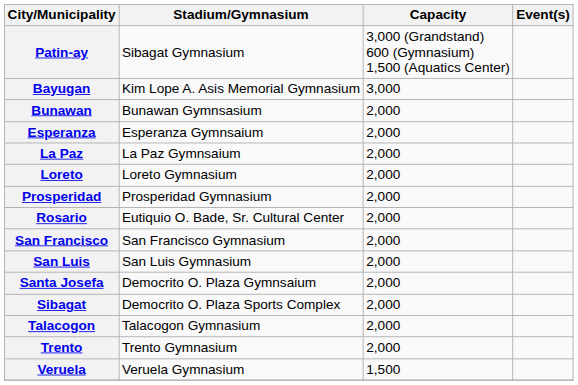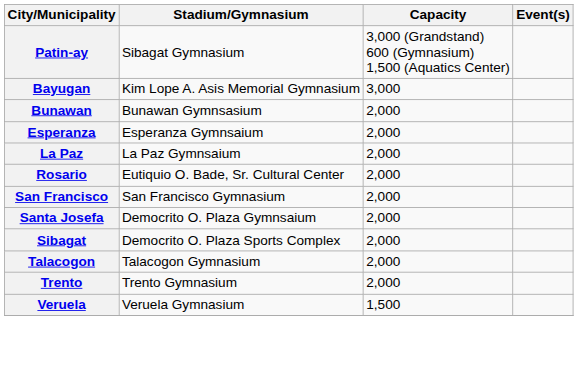- row: (62, 175)
- row: (62, 196)
- row: (62, 261)
